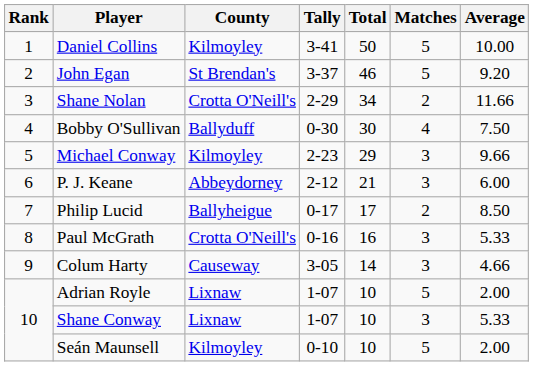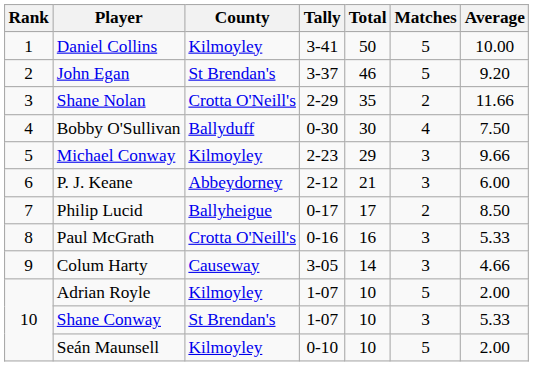(368, 100) 34 -> (368, 100) 35
(215, 292) Lixnaw -> (225, 292) Kilmoyley
(215, 319) Lixnaw -> (232, 319) St Brendan's
